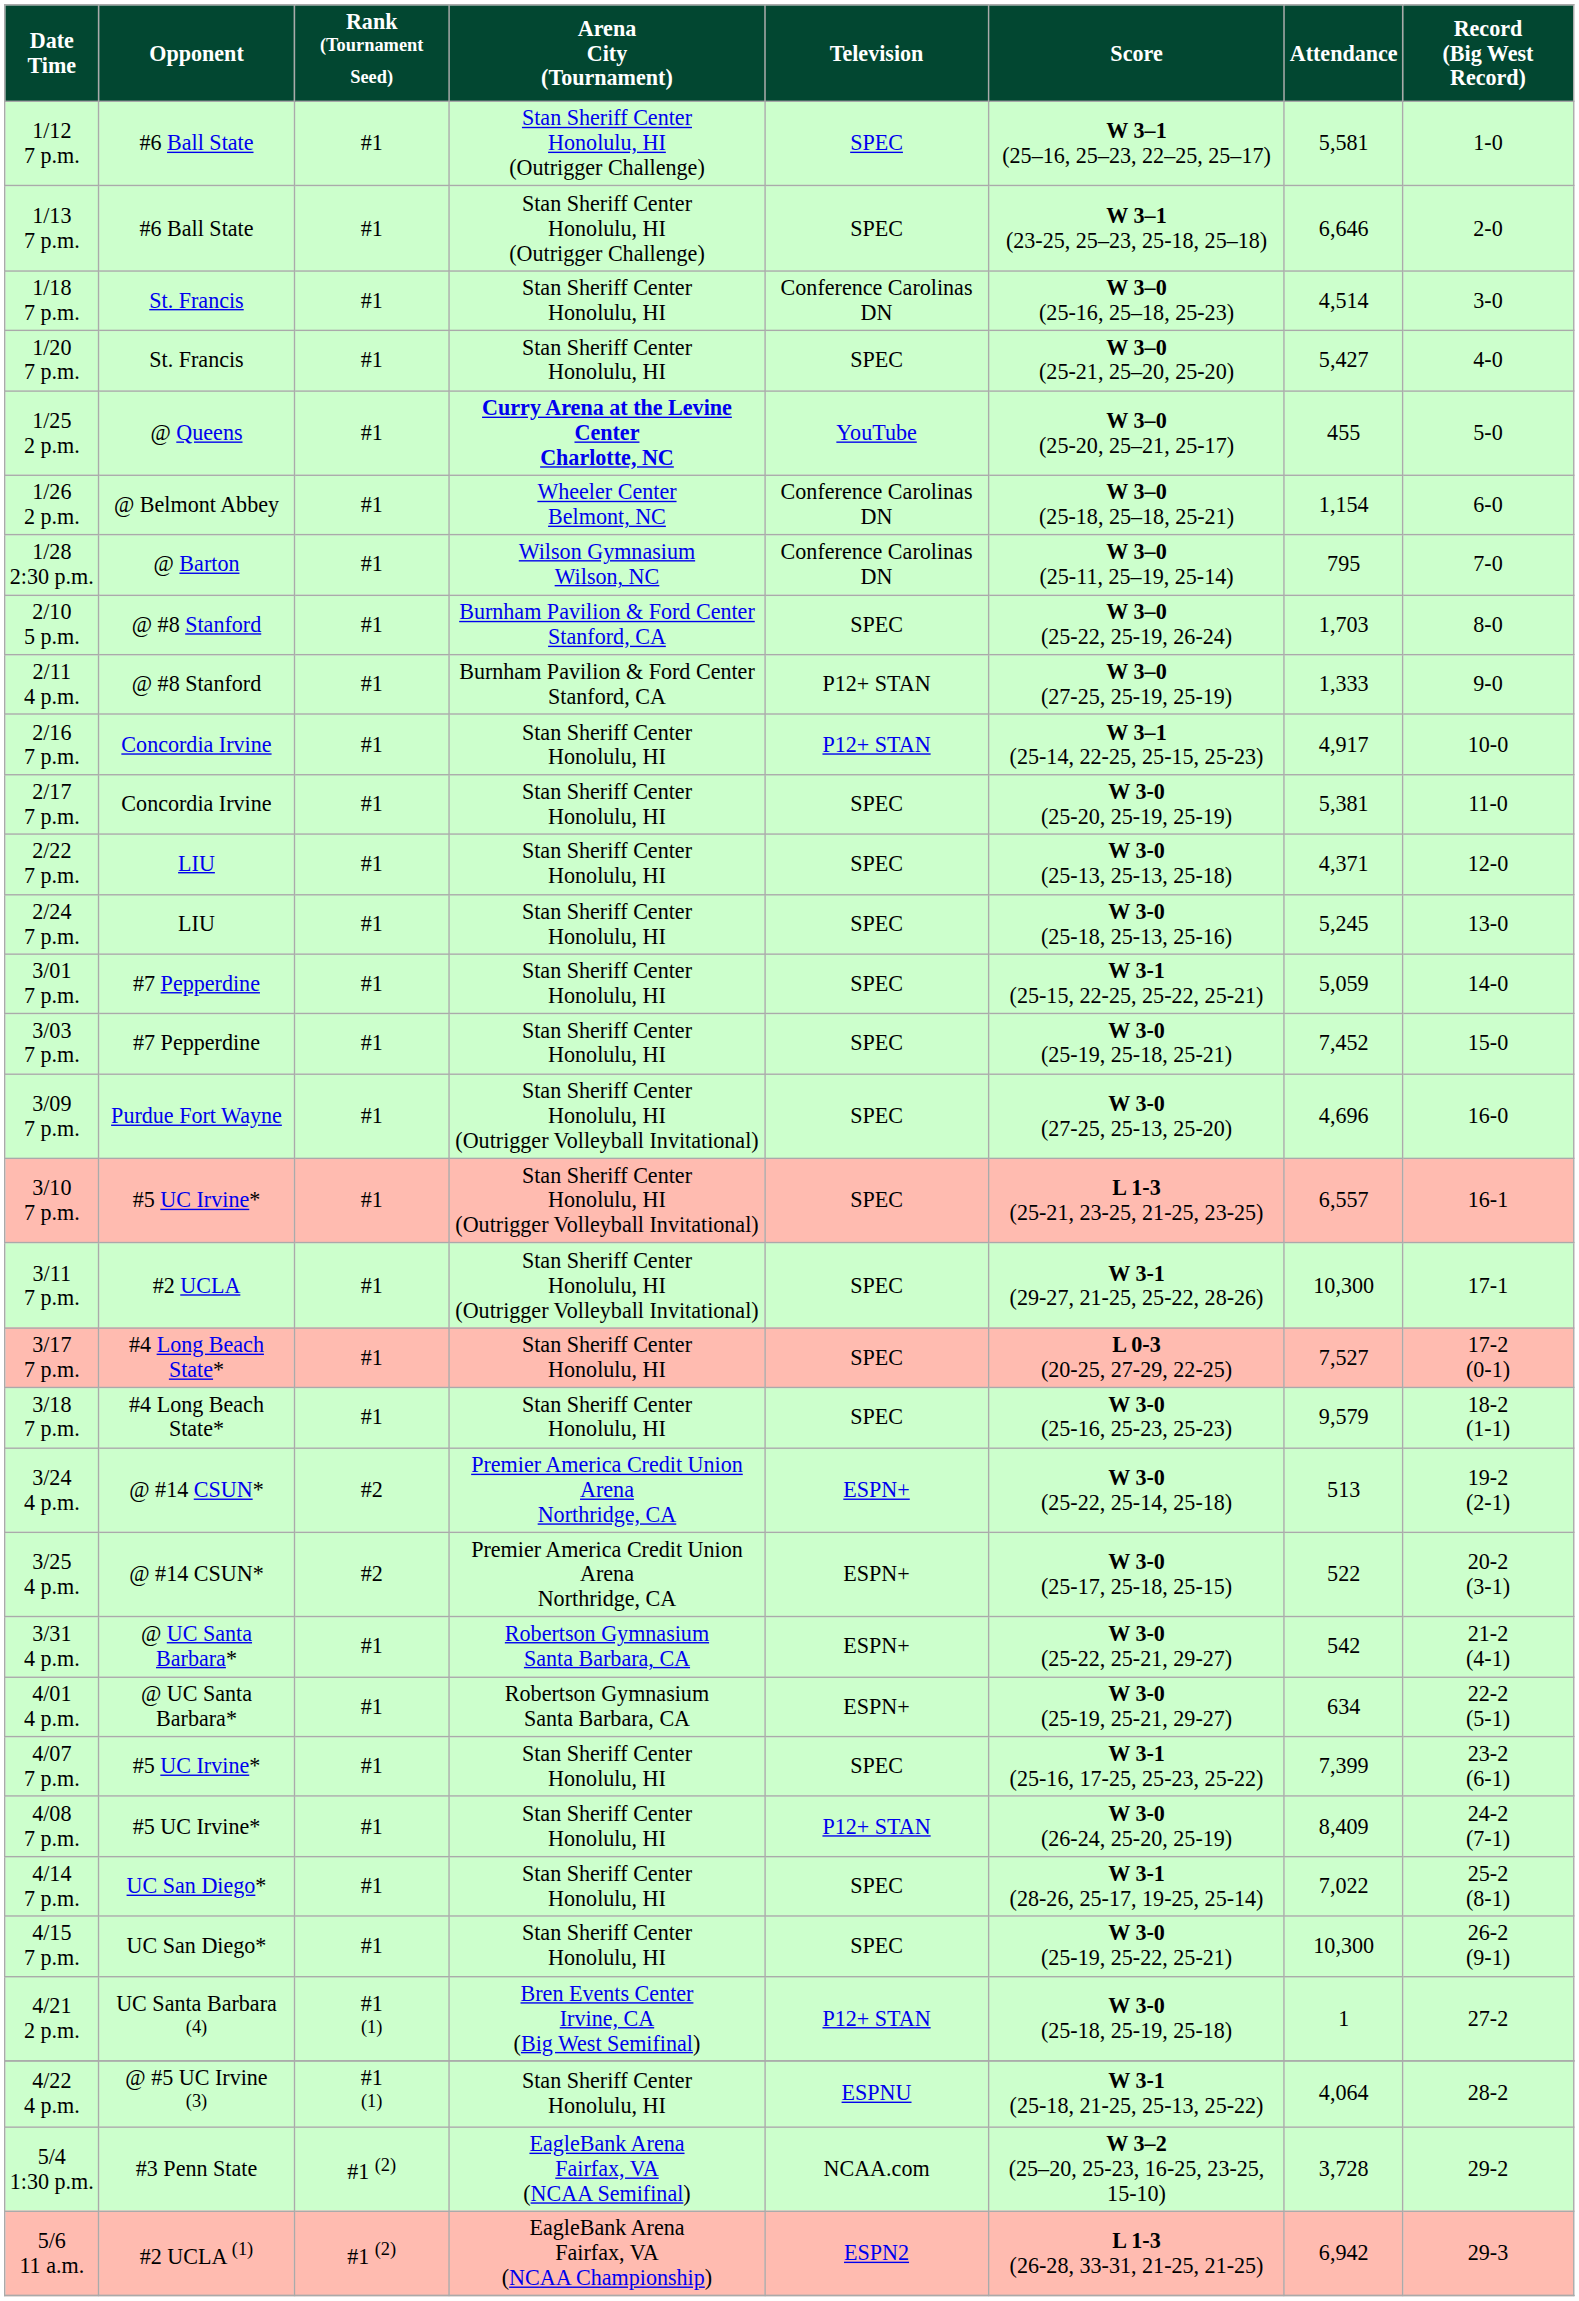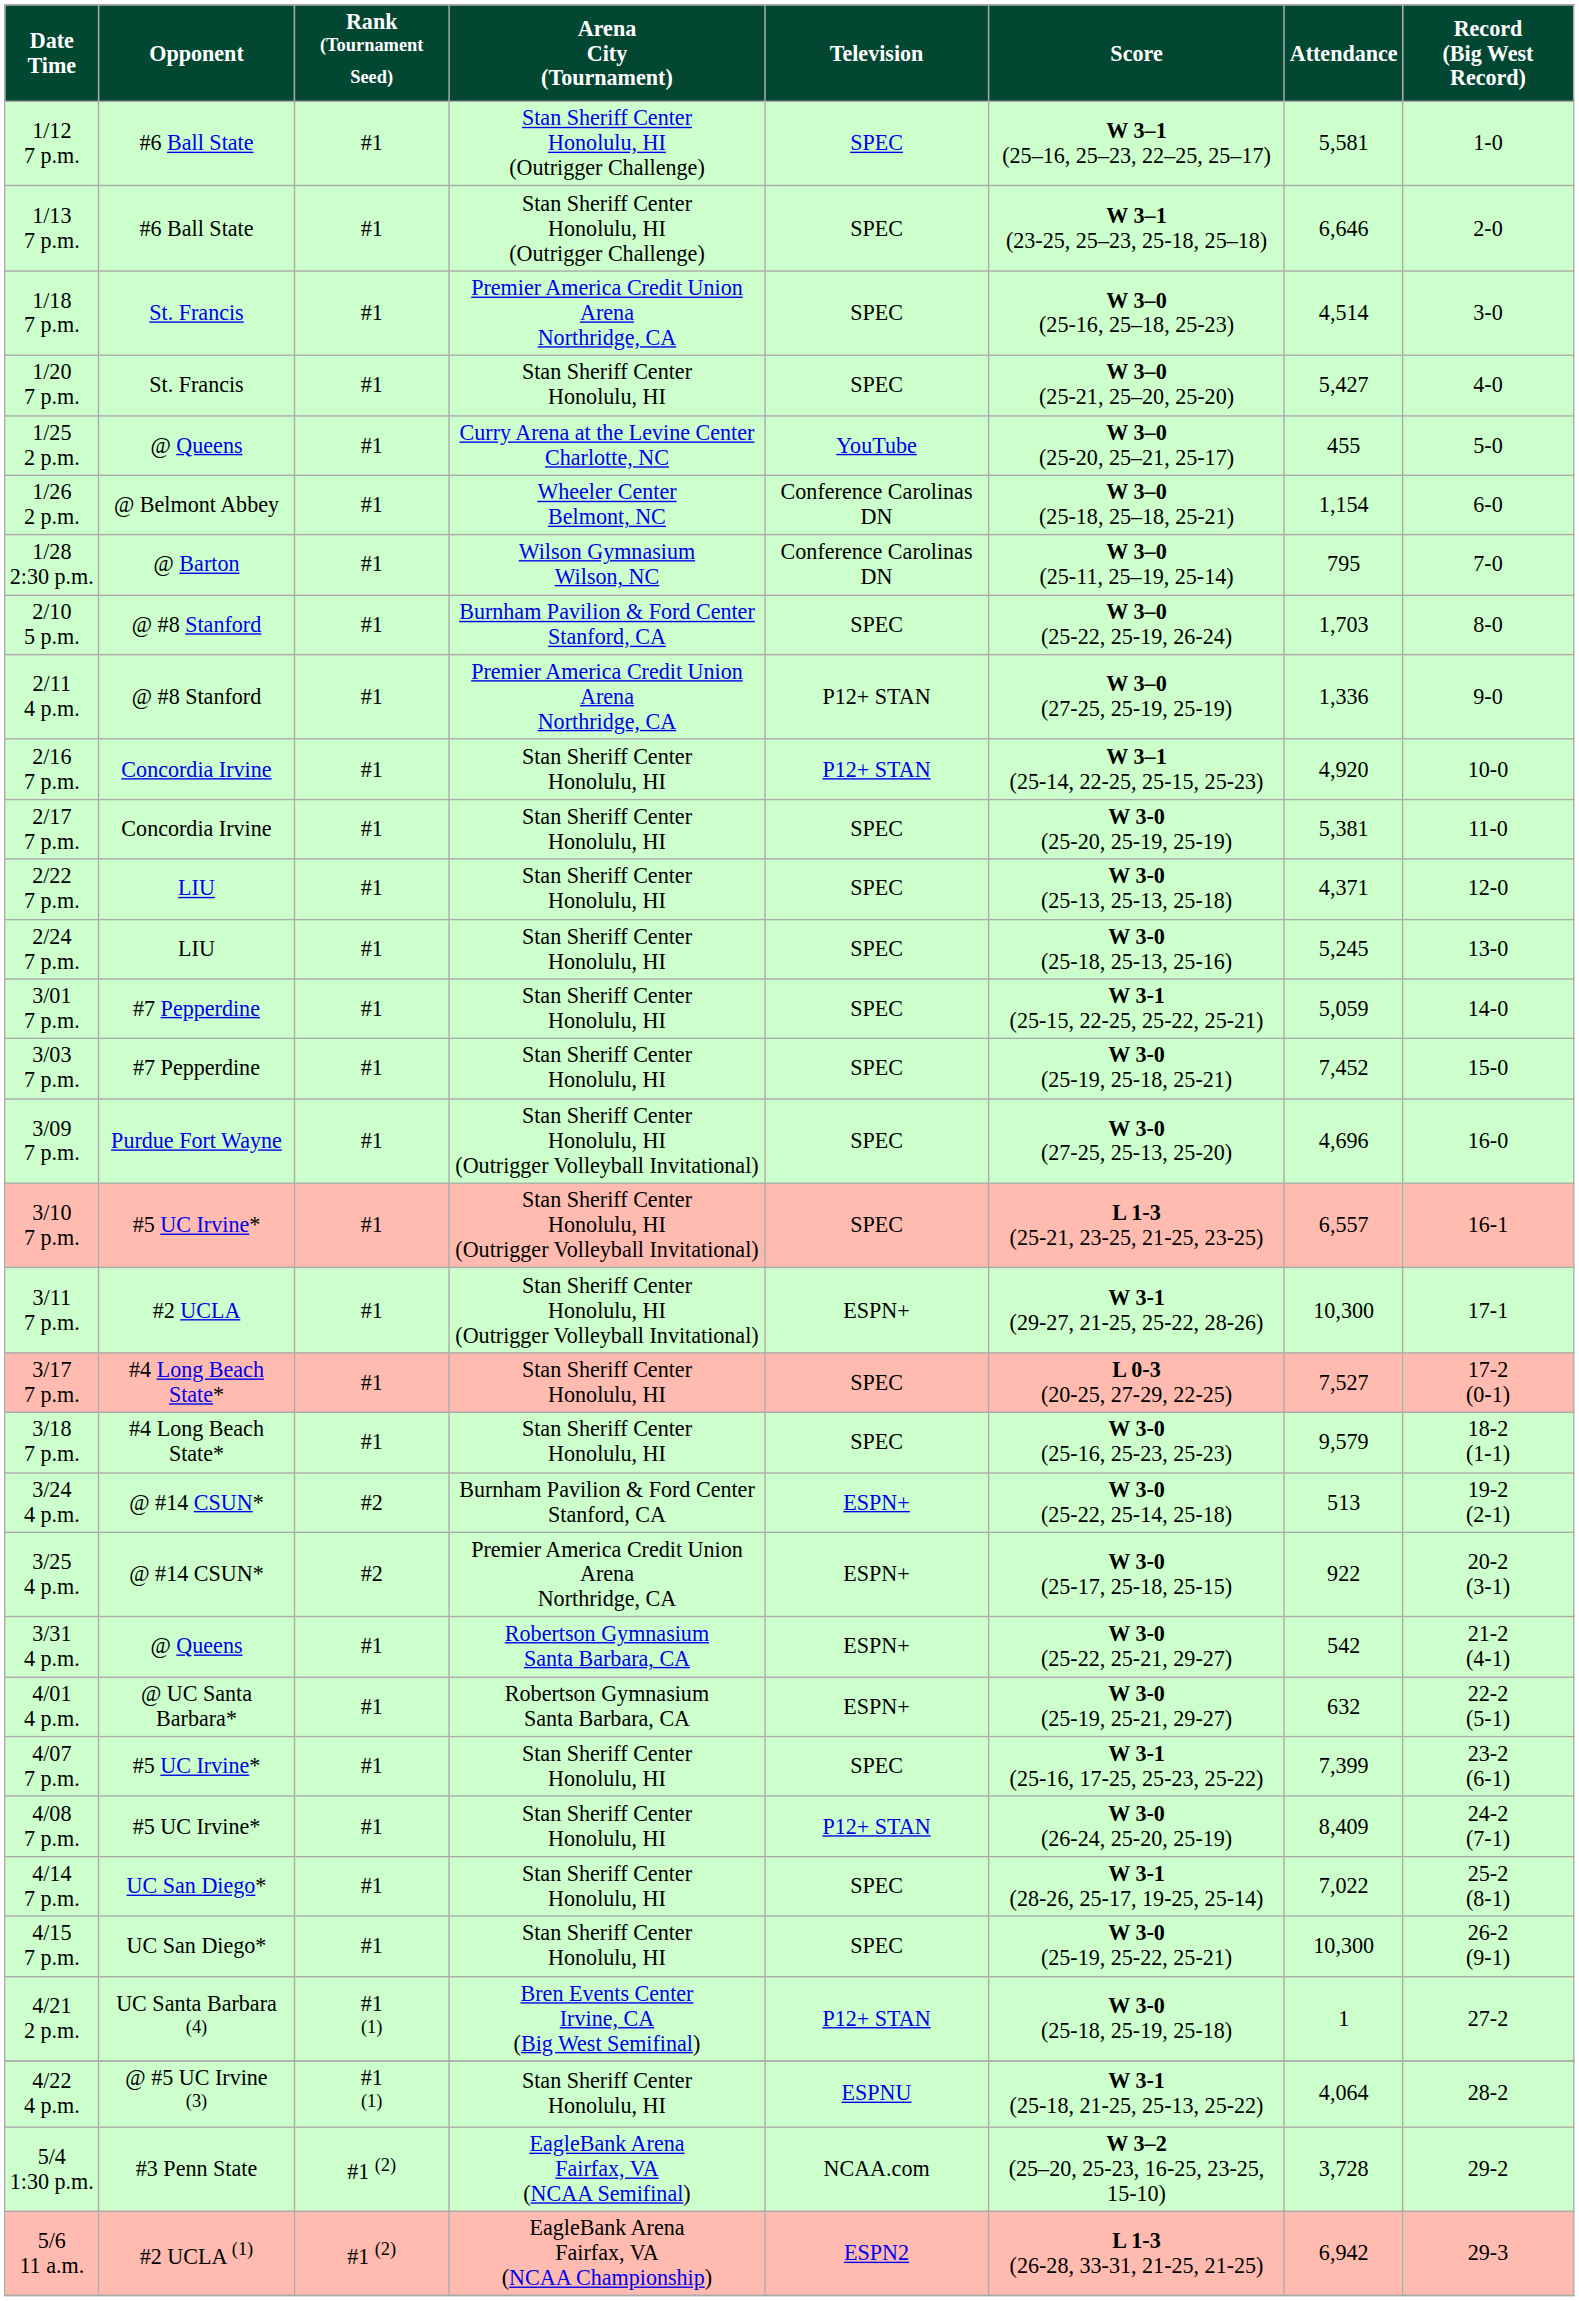(607, 300) Stan Sheriff Center Honolulu, HI -> (607, 312) Premier America Credit Union Arena Northridge, CA
(877, 300) Conference Carolinas DN -> (877, 312) SPEC
(607, 432) bold -> (607, 445) normal
(607, 684) Burnham Pavilion & Ford Center Stanford, CA -> (607, 696) Premier America Credit Union Arena Northridge, CA
(1344, 684) 1,333 -> (1344, 696) 1,336
(1344, 744) 4,917 -> (1344, 769) 4,920
(877, 1285) SPEC -> (877, 1310) ESPN+
(607, 1489) Premier America Credit Union Arena Northridge, CA -> (607, 1502) Burnham Pavilion & Ford Center Stanford, CA
(1344, 1574) 522 -> (1344, 1574) 922
(196, 1646) @ UC Santa Barbara* -> (196, 1646) @ Queens
(1344, 1706) 634 -> (1344, 1706) 632
